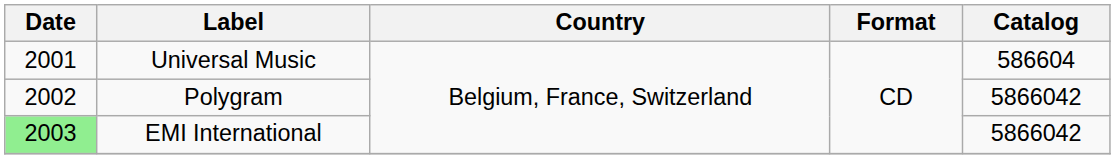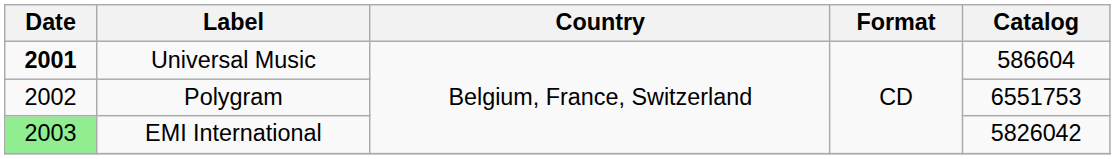(51, 60) normal -> (51, 60) bold
(1036, 97) 5866042 -> (1036, 97) 6551753
(1036, 134) 5866042 -> (1036, 134) 5826042
